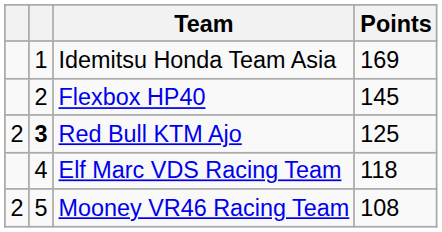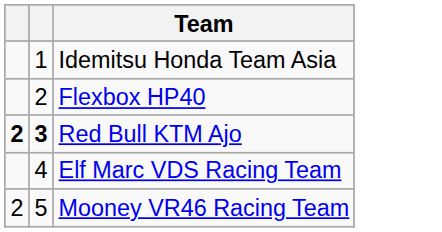- column: (396, 23)
(17, 134) normal -> (17, 134) bold
